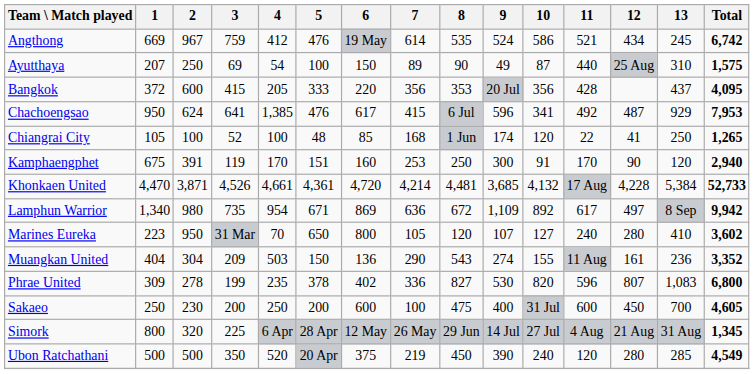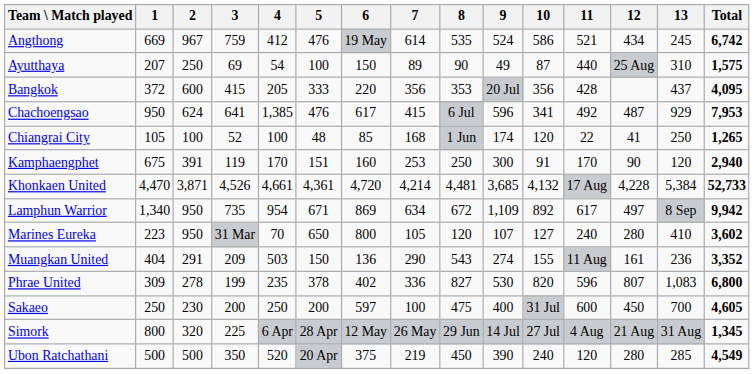(192, 210) 980 -> (192, 210) 950
(415, 210) 636 -> (415, 210) 634
(192, 258) 304 -> (192, 258) 291
(366, 307) 600 -> (366, 307) 597
